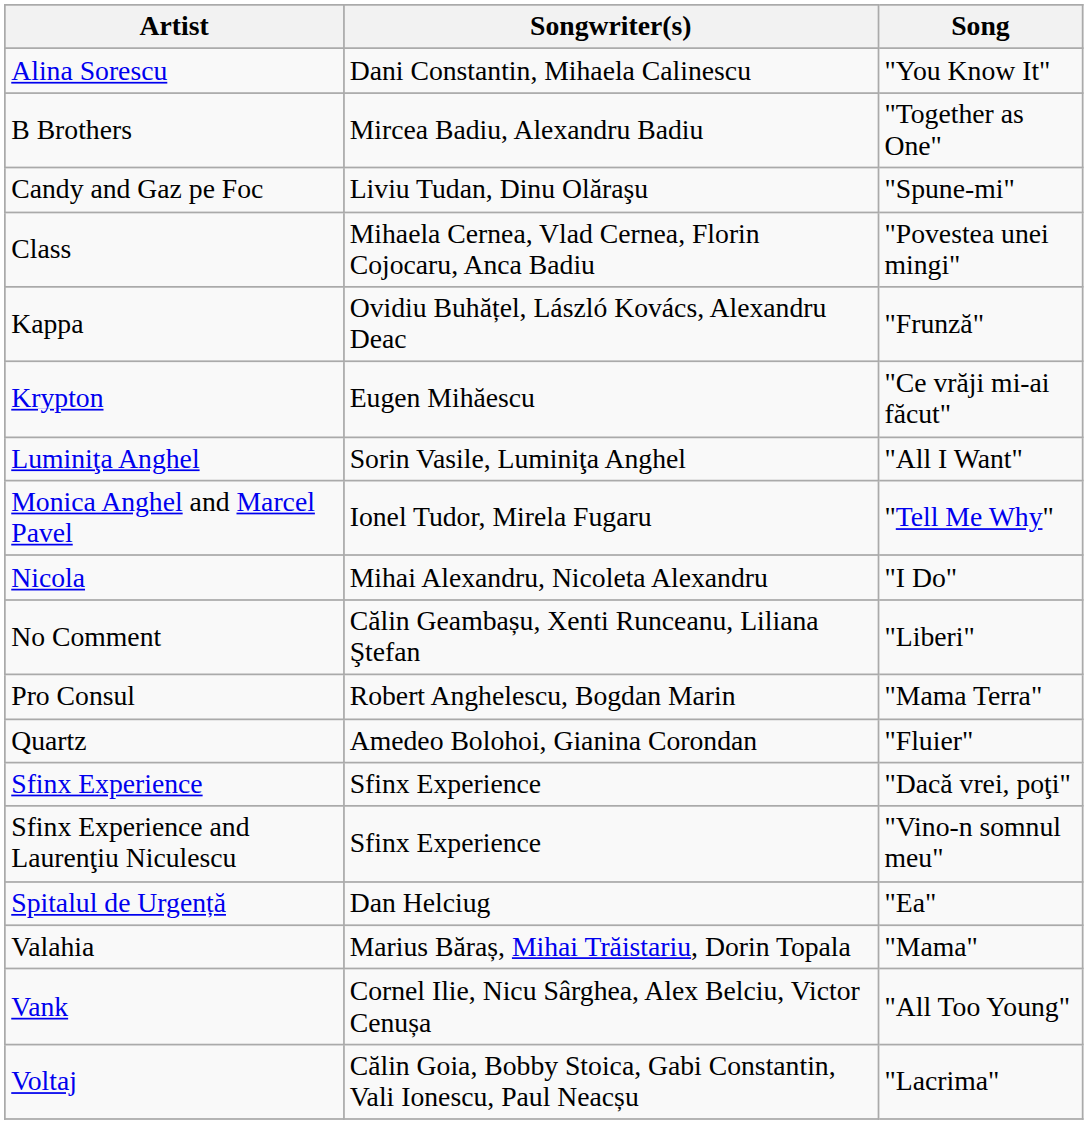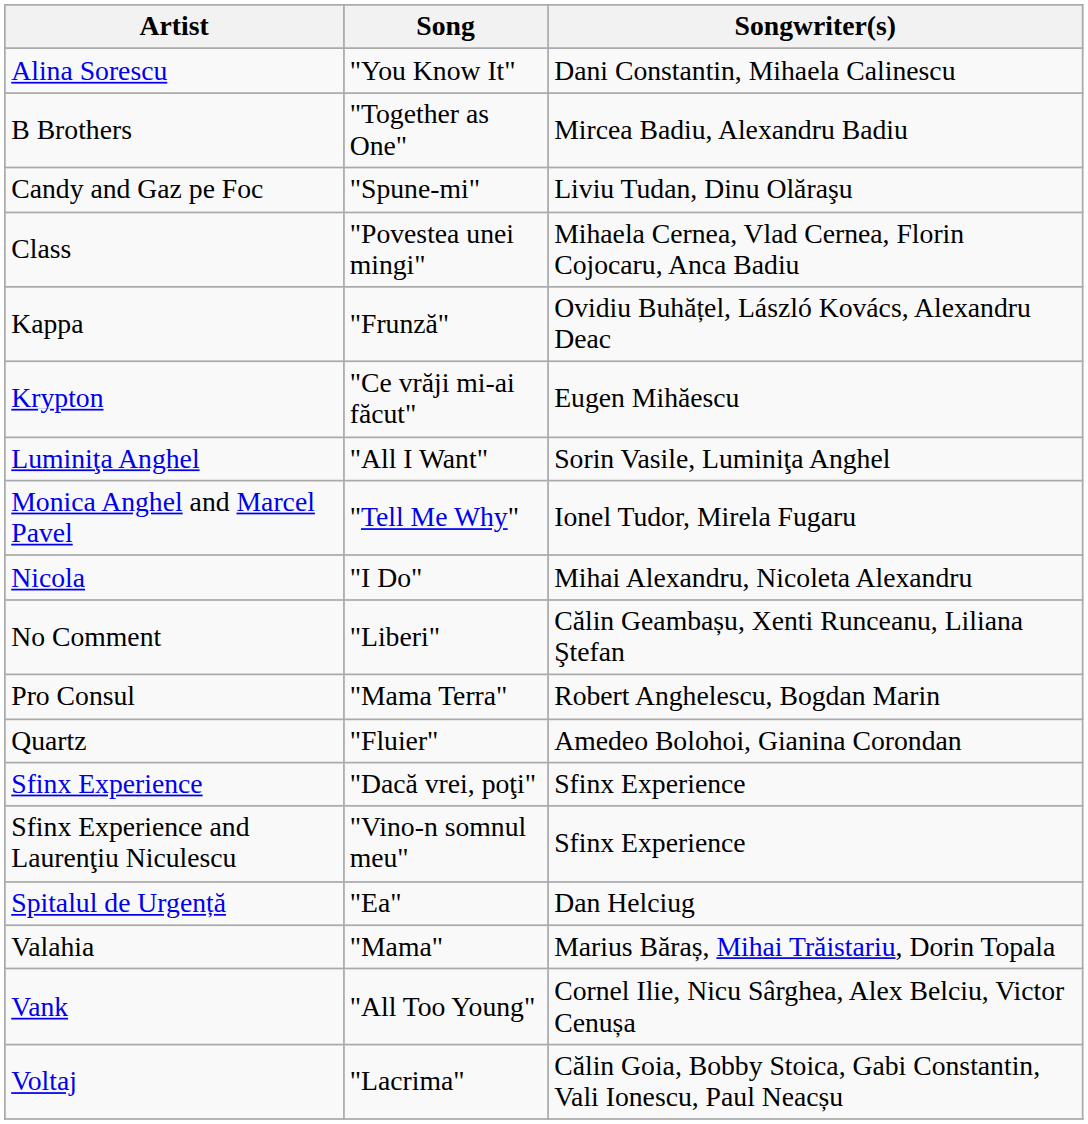columns swapped: (980, 26) <-> (611, 26)
